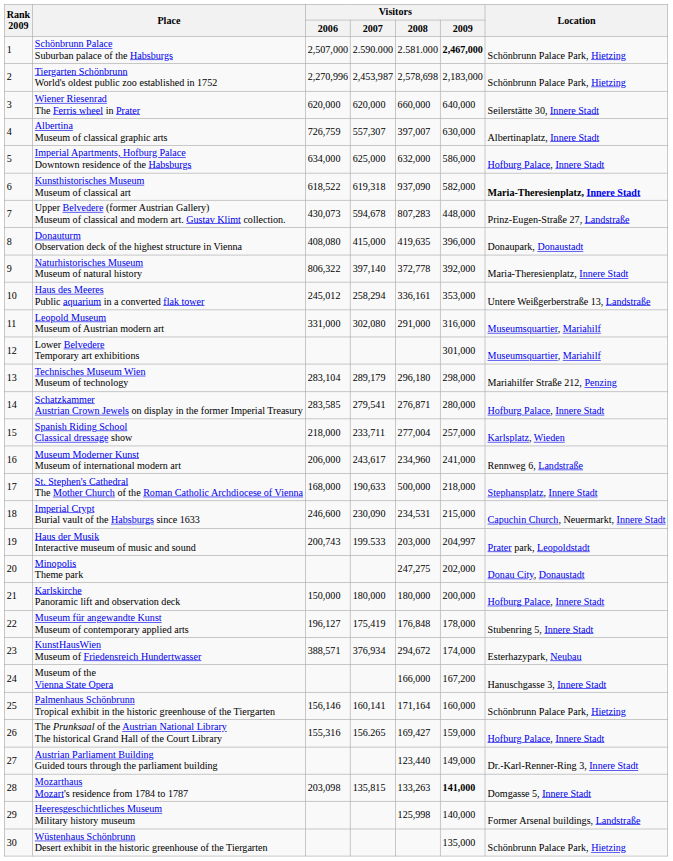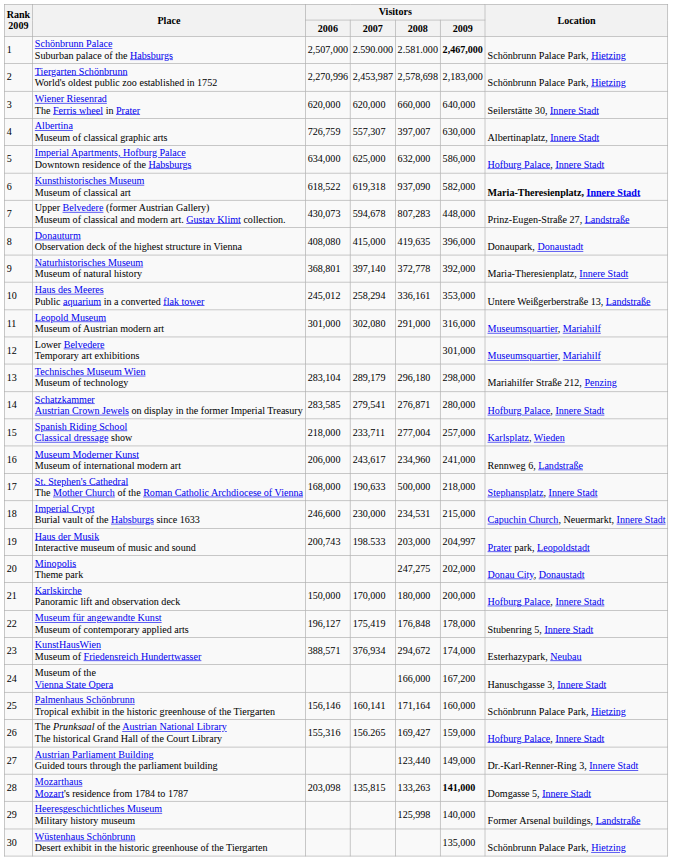(324, 268) 806,322 -> (324, 268) 368,801
(324, 323) 331,000 -> (324, 323) 301,000
(369, 514) 230,090 -> (369, 514) 230,000
(369, 542) 199.533 -> (369, 542) 198.533
(369, 596) 180,000 -> (369, 596) 170,000
